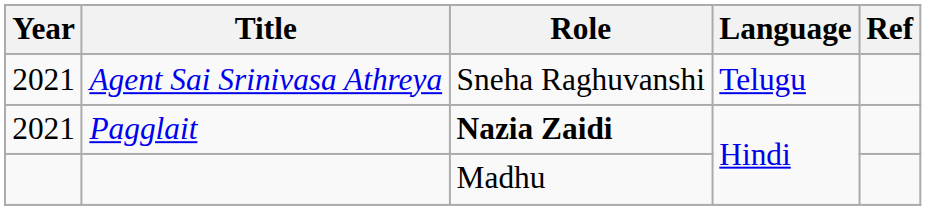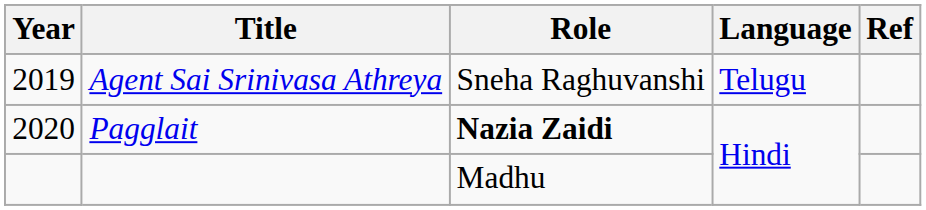(44, 79) 2021 -> (44, 79) 2019
(44, 128) 2021 -> (44, 128) 2020
